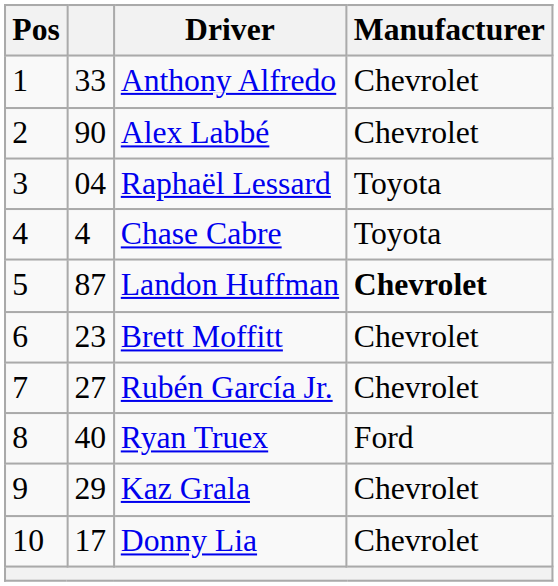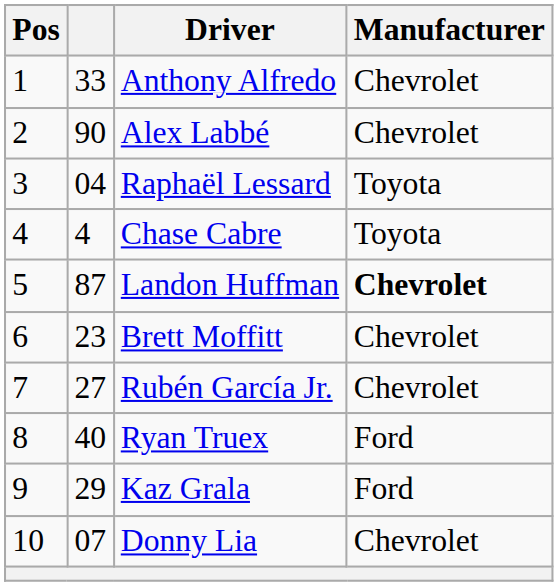(416, 488) Chevrolet -> (384, 488) Ford
(90, 539) 17 -> (90, 539) 07
